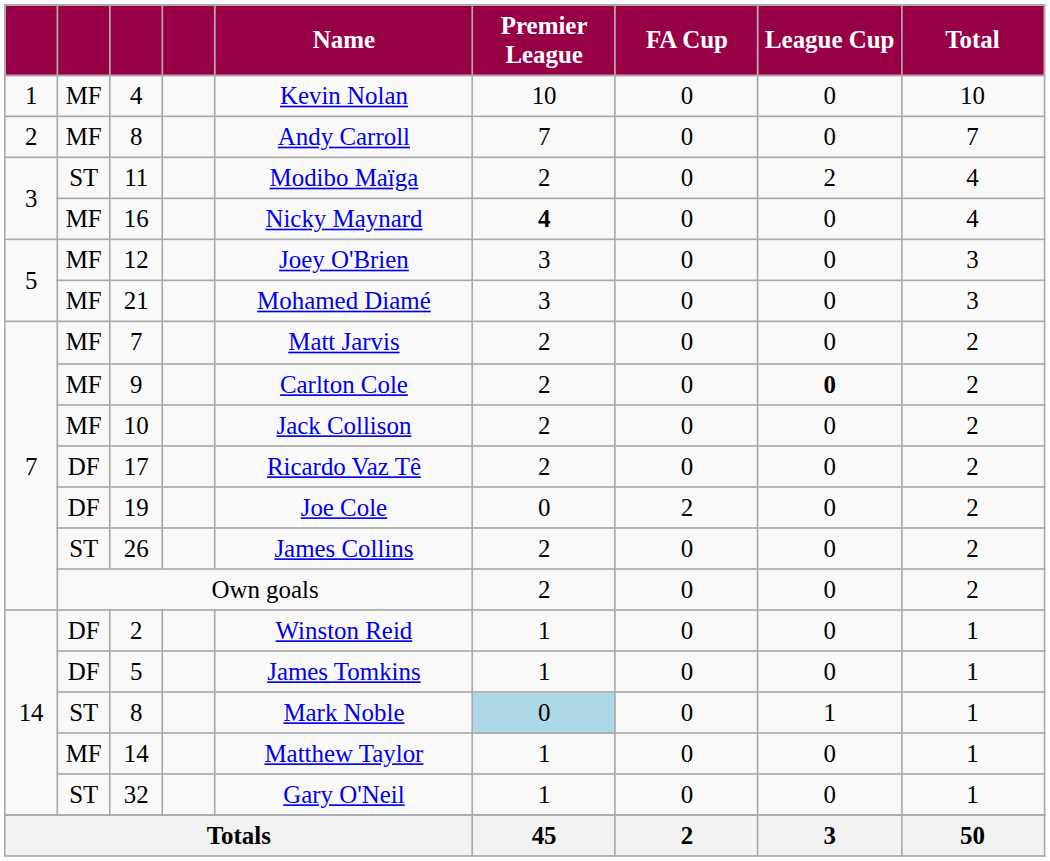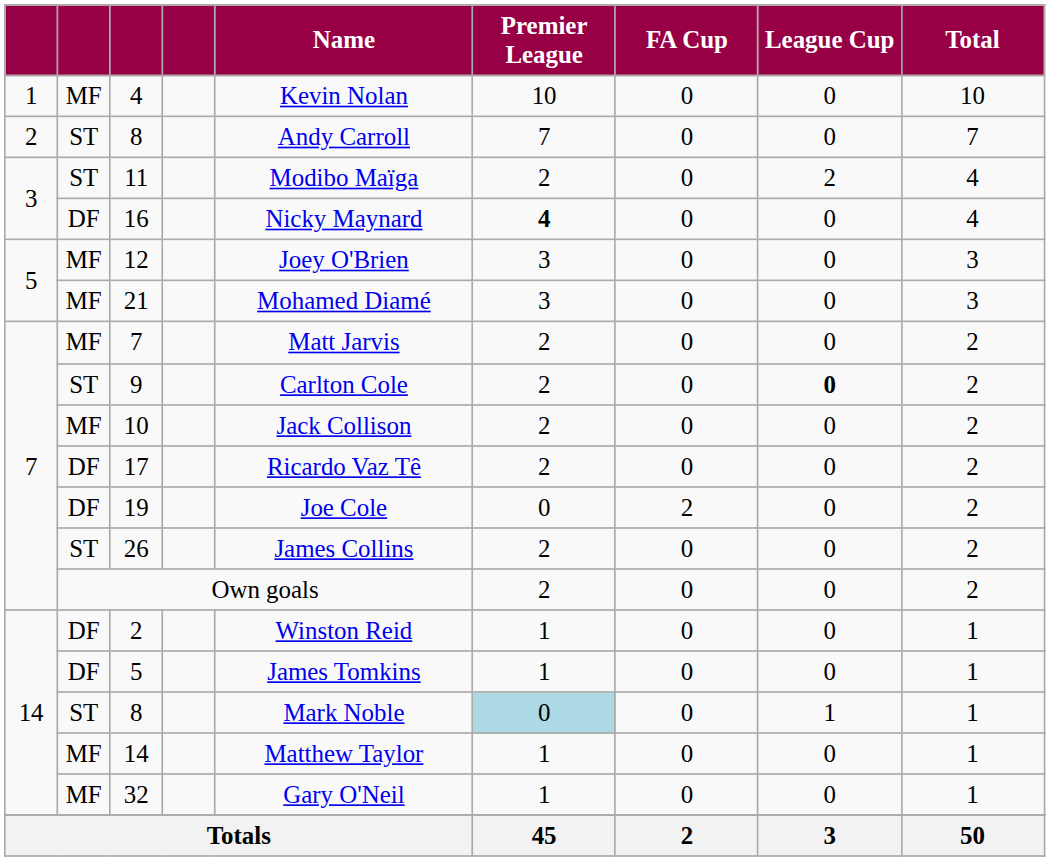(84, 136) MF -> (84, 136) ST
(84, 219) MF -> (84, 219) DF
(84, 383) MF -> (84, 383) ST
(84, 794) ST -> (84, 794) MF
